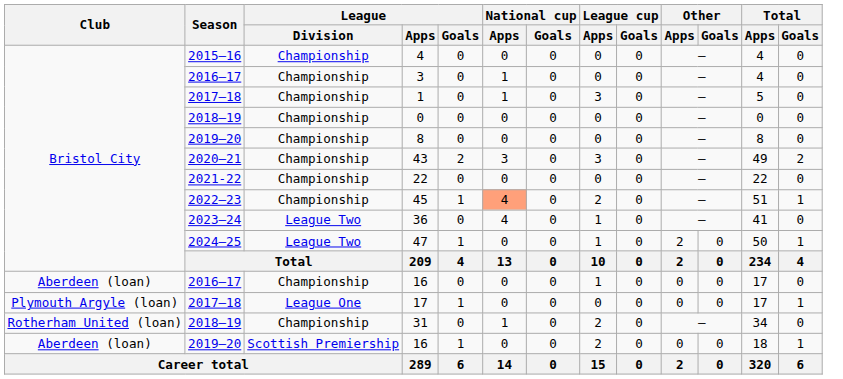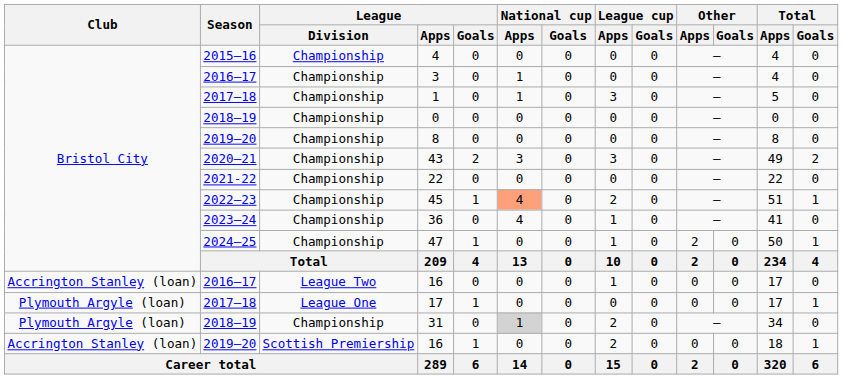(323, 220) League Two -> (338, 220) Championship
(323, 241) League Two -> (338, 241) Championship
(95, 282) Aberdeen (loan) -> (102, 282) Accrington Stanley (loan)
(323, 282) Championship -> (338, 282) League Two
(95, 323) Rotherham United (loan) -> (102, 323) Plymouth Argyle (loan)
(504, 323) no background -> (520, 323) lightgrey background
(95, 344) Aberdeen (loan) -> (102, 344) Accrington Stanley (loan)
